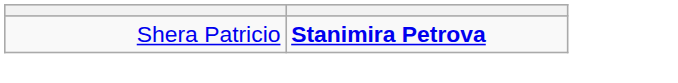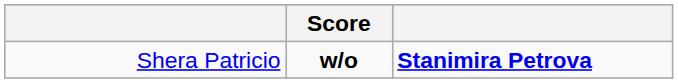+ column: (339, 23)
